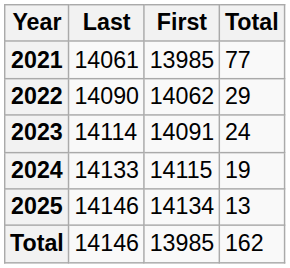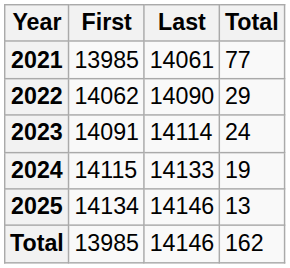columns swapped: (182, 22) <-> (107, 22)
